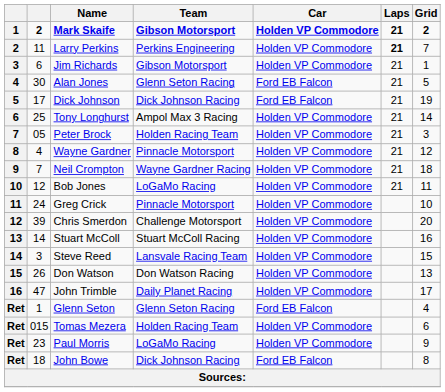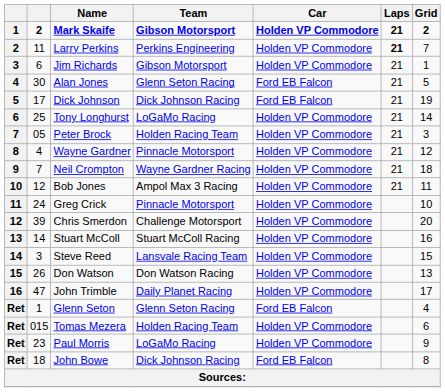(187, 117) Ampol Max 3 Racing -> (176, 117) LoGaMo Racing
(176, 186) LoGaMo Racing -> (187, 186) Ampol Max 3 Racing
